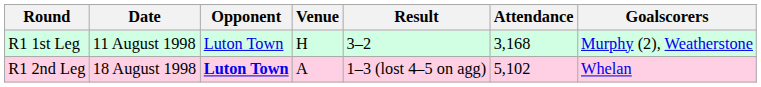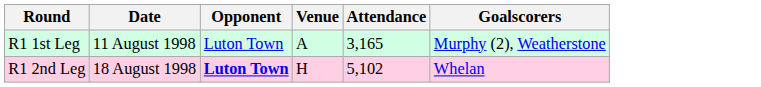- column: (416, 17)
(302, 43) H -> (302, 43) A
(512, 43) 3,168 -> (365, 43) 3,165
(302, 69) A -> (302, 69) H
